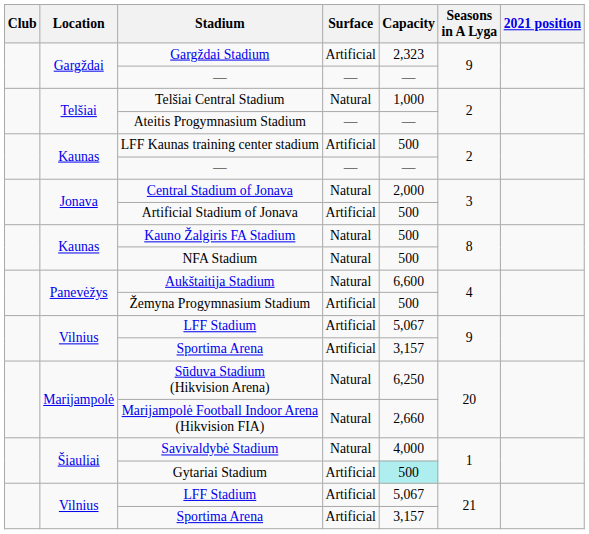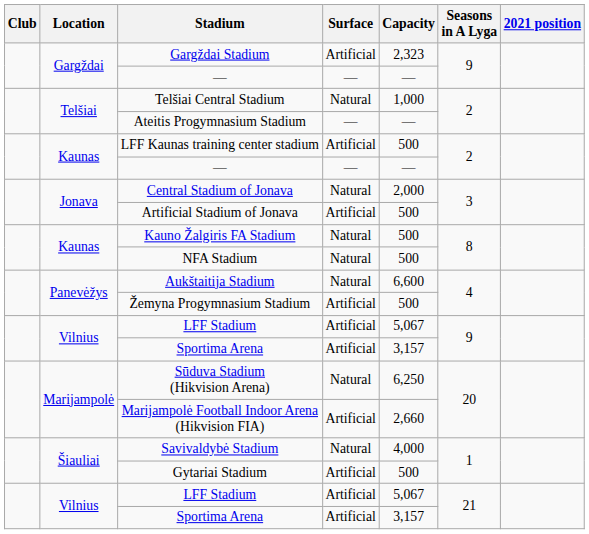(351, 418) Natural -> (351, 418) Artificial
(409, 471) paleturquoise background -> (409, 471) no background
